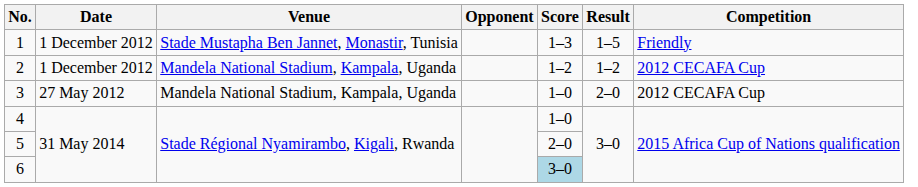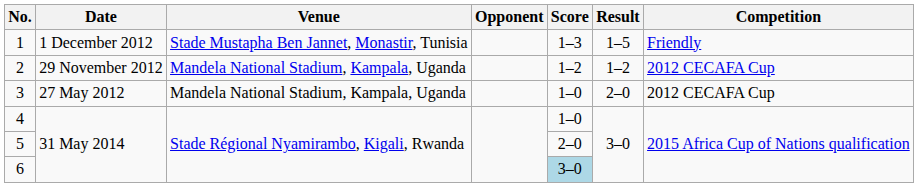(96, 67) 1 December 2012 -> (101, 67) 29 November 2012
